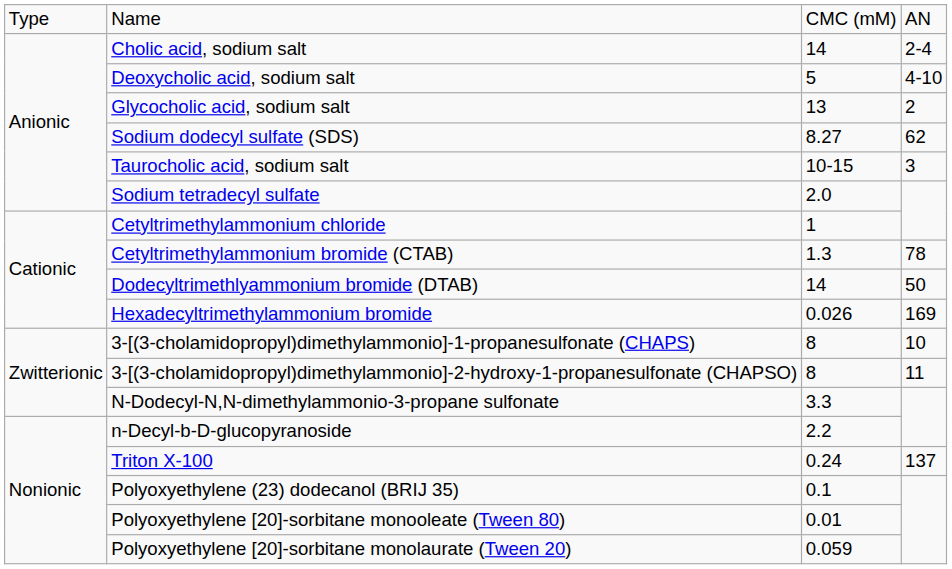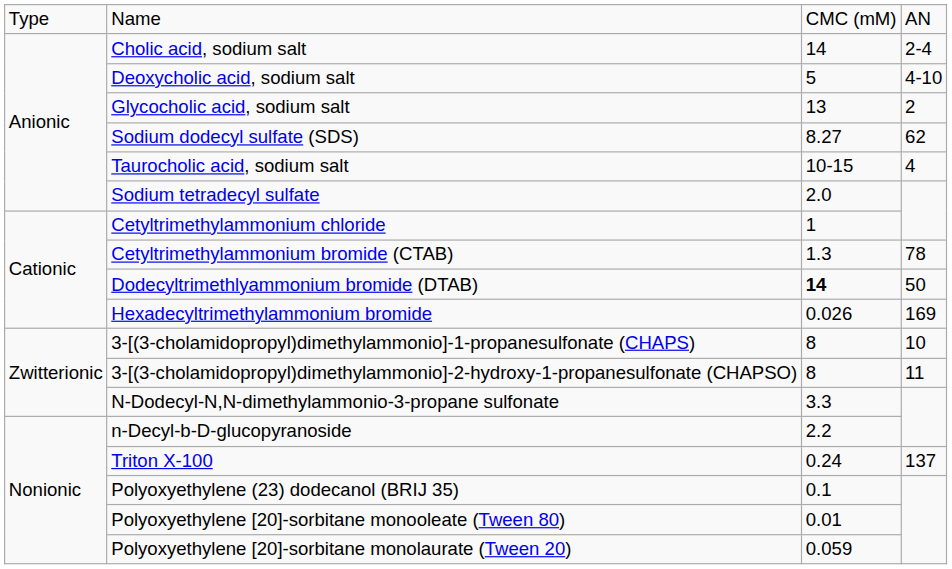(910, 166) 3 -> (910, 166) 4
(816, 284) normal -> (816, 284) bold
